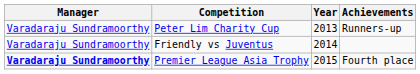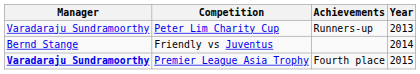columns swapped: (325, 12) <-> (378, 12)
(78, 45) Varadaraju Sundramoorthy -> (42, 45) Bernd Stange
